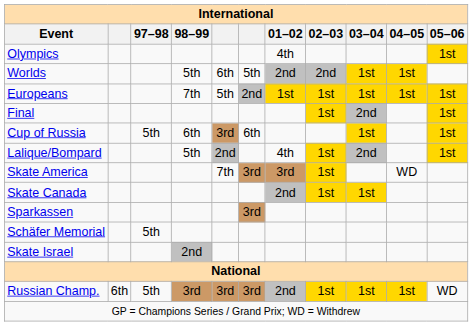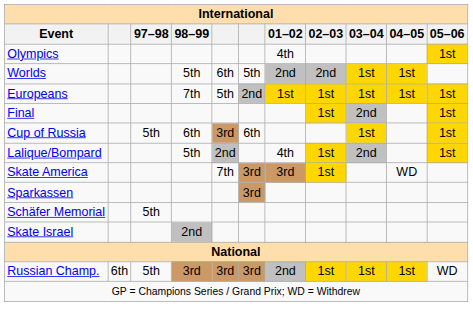- row: (47, 192)
